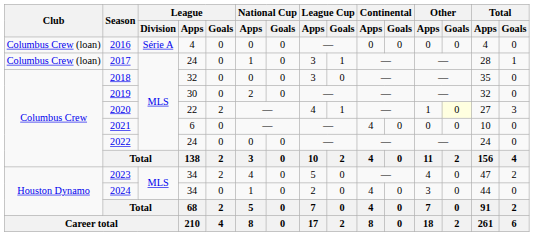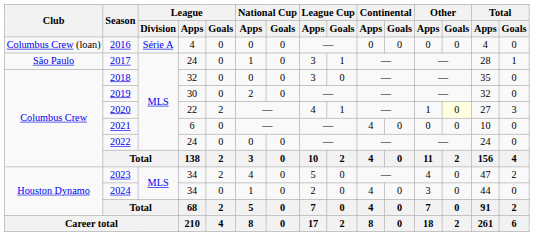(54, 61) Columbus Crew (loan) -> (54, 61) São Paulo
